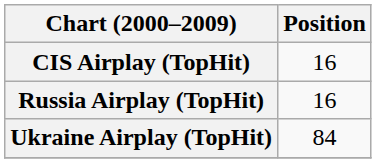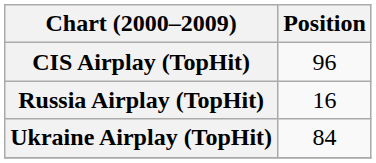(325, 61) 16 -> (325, 61) 96
